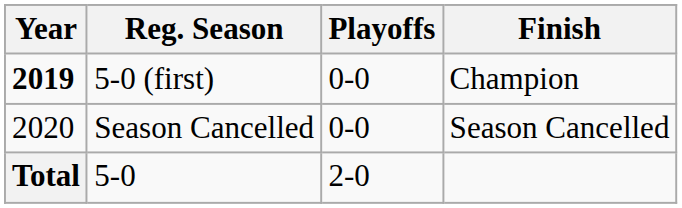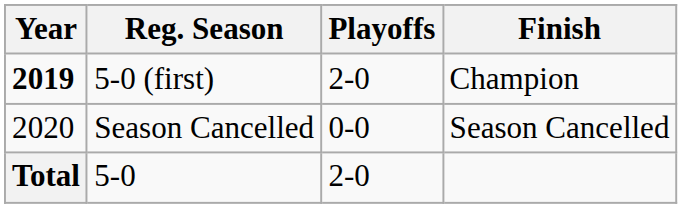(349, 78) 0-0 -> (349, 78) 2-0
